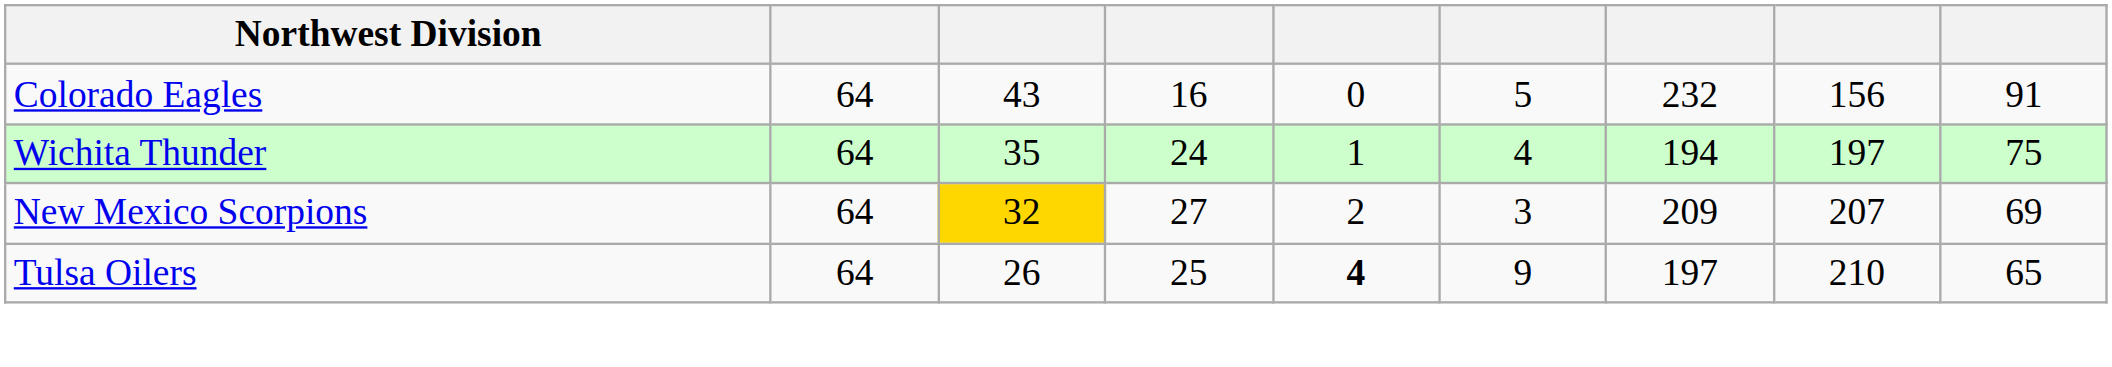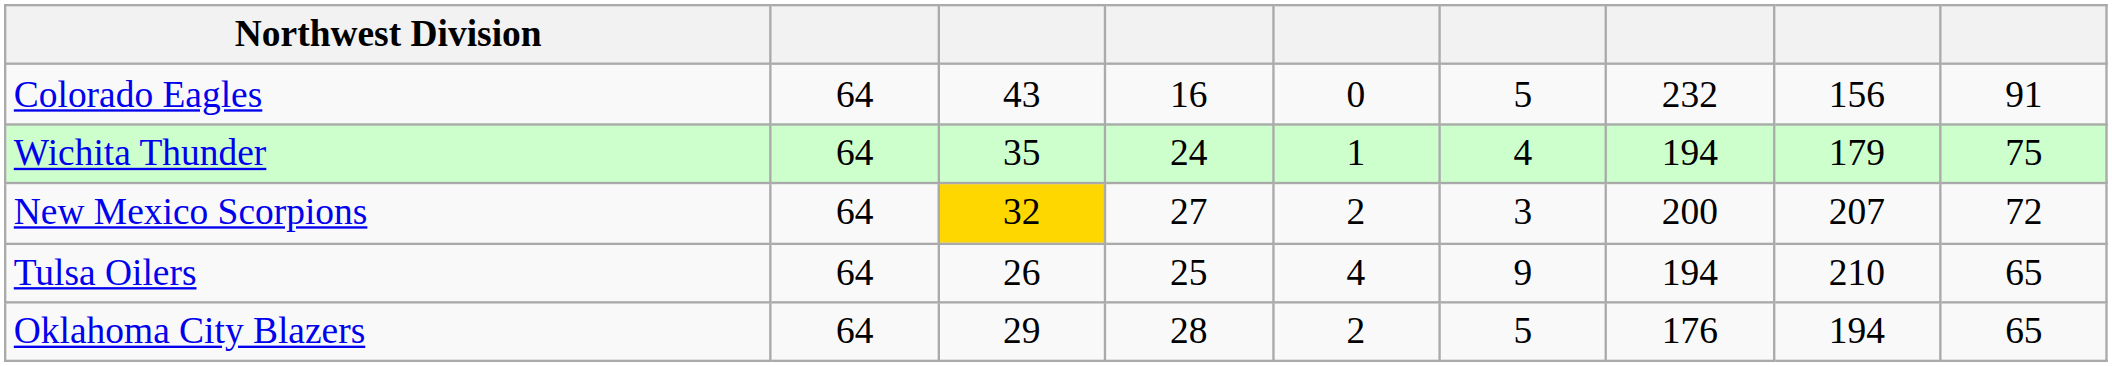(1857, 152) 197 -> (1857, 152) 179
(1690, 212) 209 -> (1690, 212) 200
(2024, 212) 69 -> (2024, 212) 72
(1356, 271) bold -> (1356, 271) normal
(1690, 271) 197 -> (1690, 271) 194
+ row: (190, 331)
